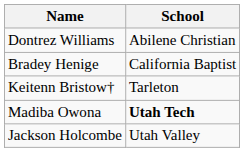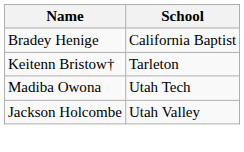- row: (61, 40)
(162, 111) bold -> (160, 87) normal
